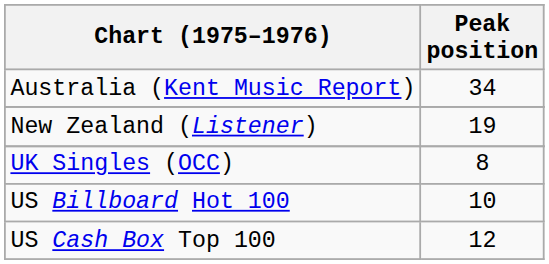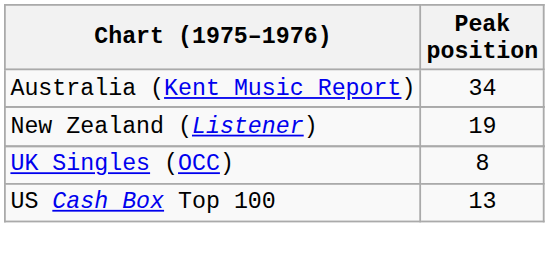- row: (150, 202)
(482, 240) 12 -> (482, 202) 13
